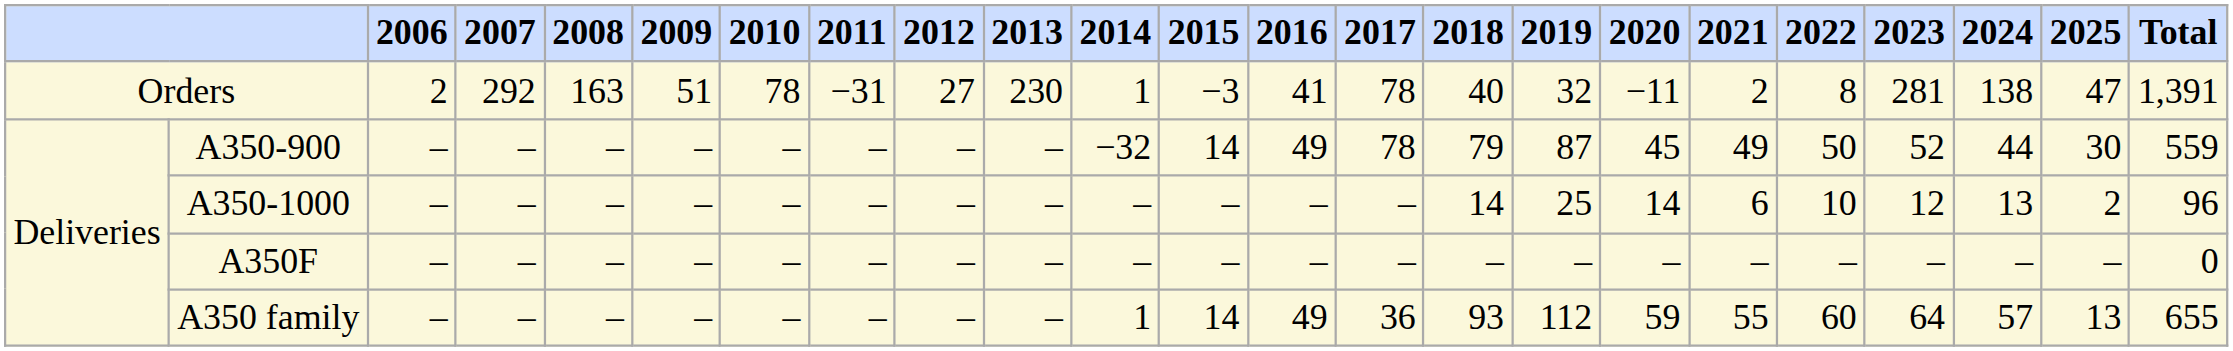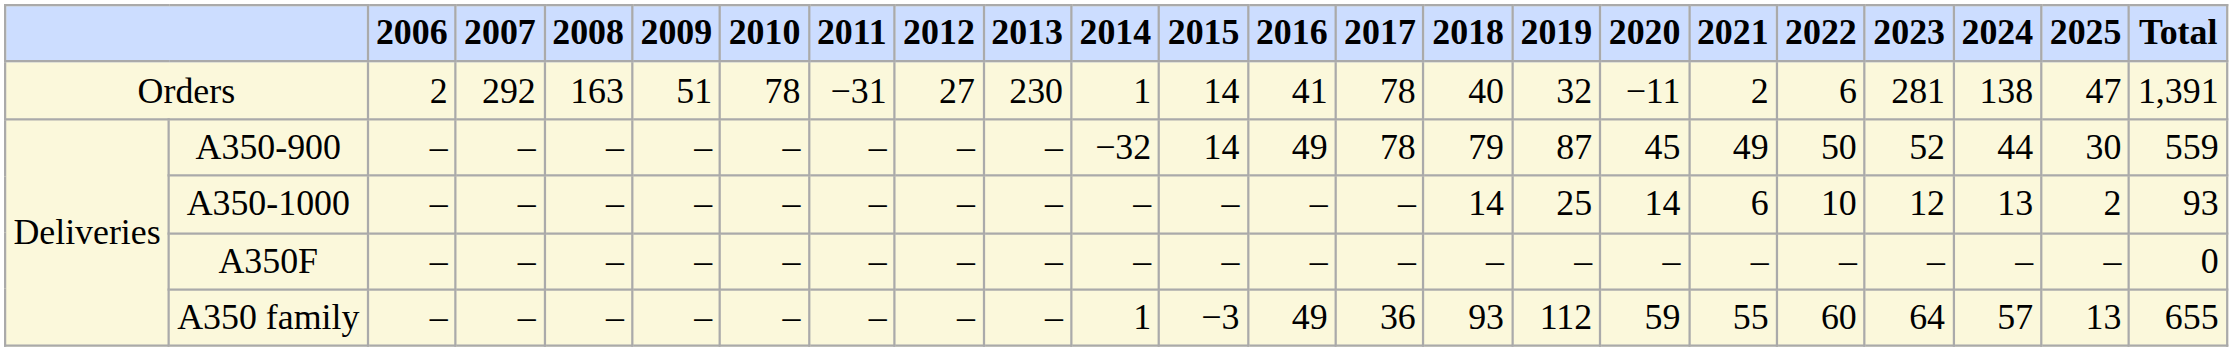(1220, 89) −3 -> (1221, 89) 14
(1848, 89) 8 -> (1848, 89) 6
(2201, 203) 96 -> (2201, 203) 93
(1221, 317) 14 -> (1220, 317) −3
